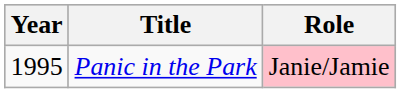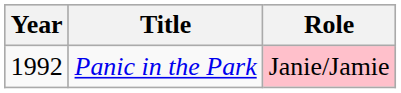(37, 66) 1995 -> (37, 66) 1992
